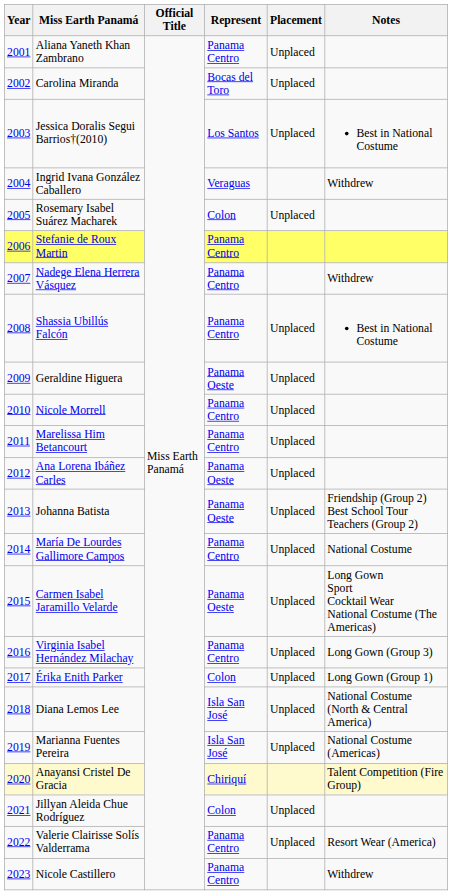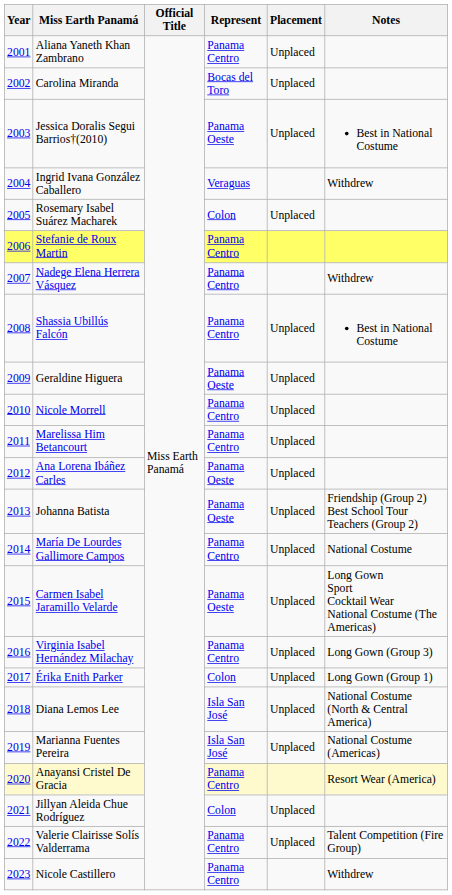(233, 133) Los Santos -> (226, 133) Panama Oeste
(227, 779) Chiriquí -> (226, 779) Panama Centro
(385, 779) Talent Competition (Fire Group) -> (381, 779) Resort Wear (America)
(381, 842) Resort Wear (America) -> (385, 842) Talent Competition (Fire Group)
